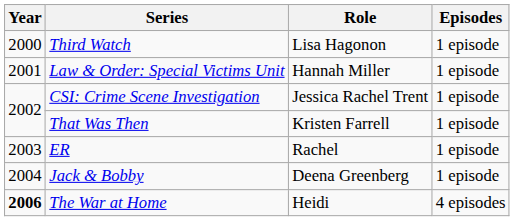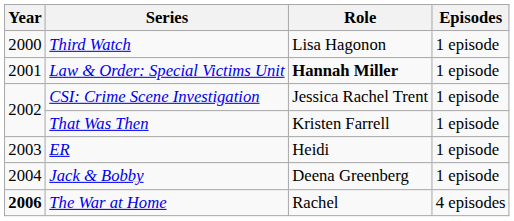(341, 70) normal -> (345, 70) bold
(315, 149) Rachel -> (311, 149) Heidi
(311, 202) Heidi -> (315, 202) Rachel
